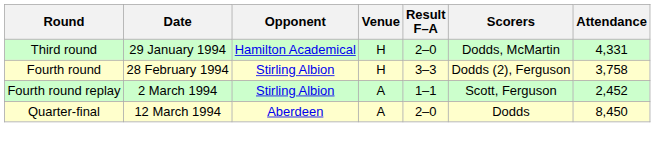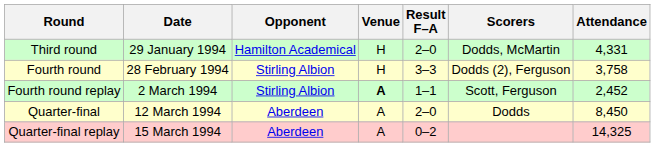(381, 91) normal -> (381, 91) bold
+ row: (64, 132)
